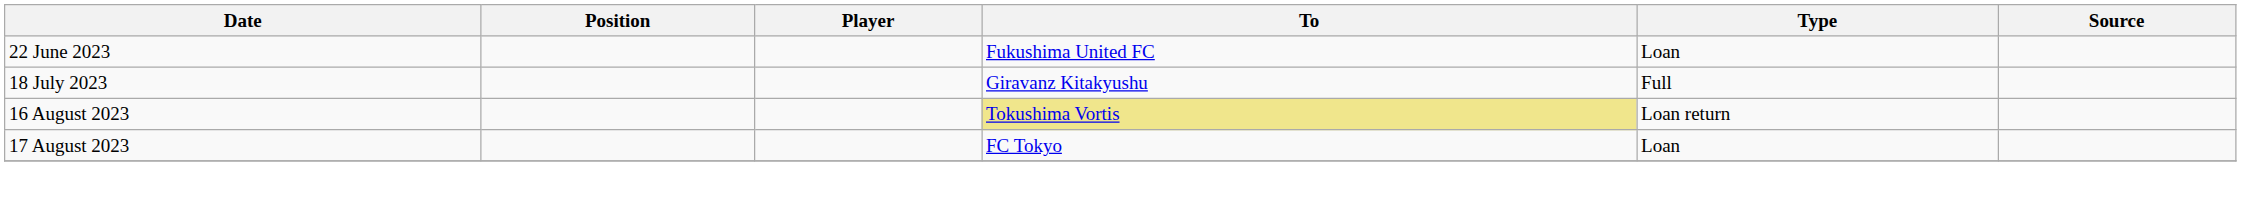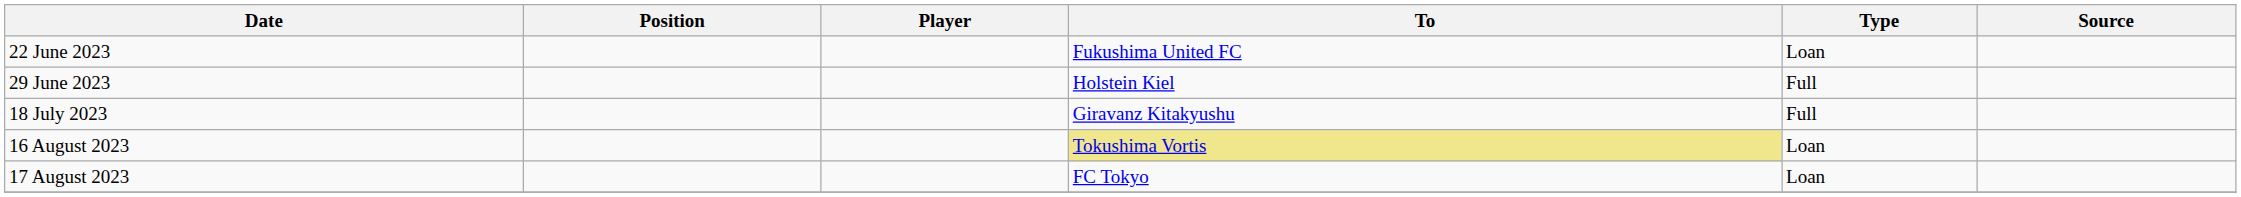+ row: (60, 83)
(1686, 114) Loan return -> (1806, 145) Loan
